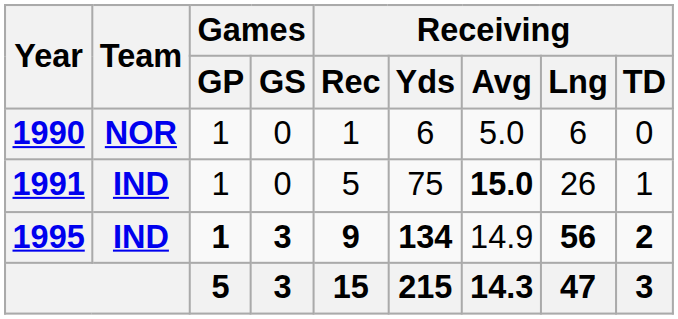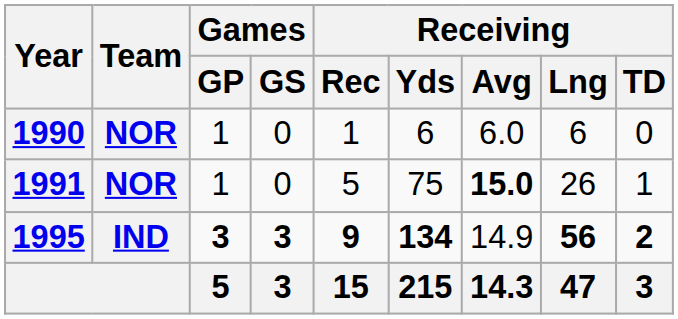(502, 133) 5.0 -> (502, 133) 6.0
(141, 184) IND -> (141, 184) NOR
(221, 236) 1 -> (221, 236) 3
